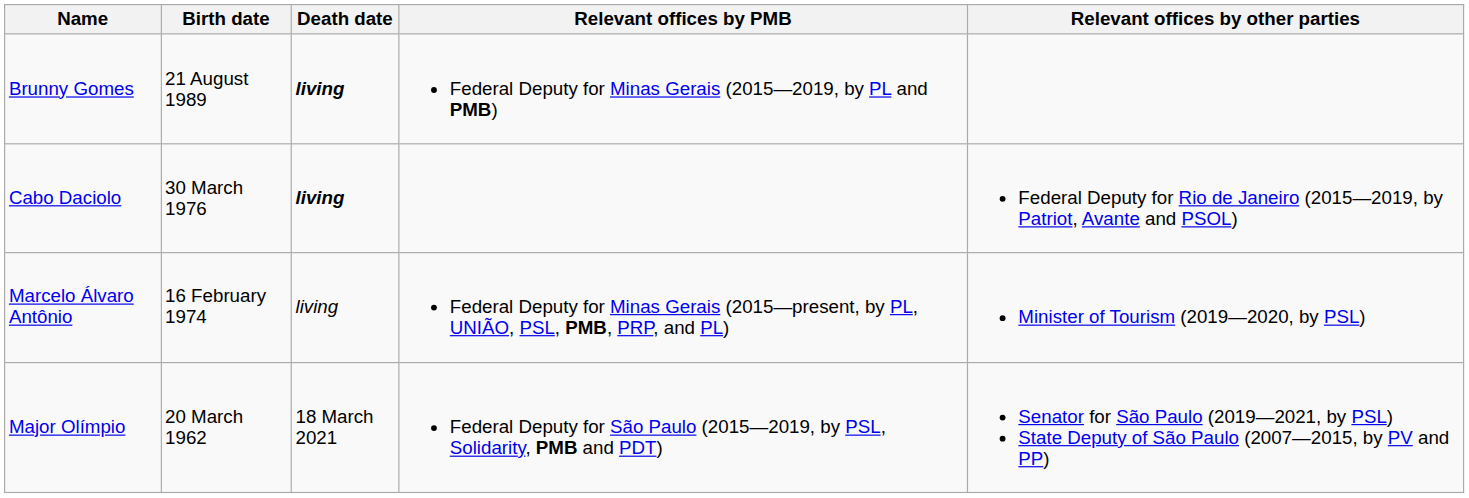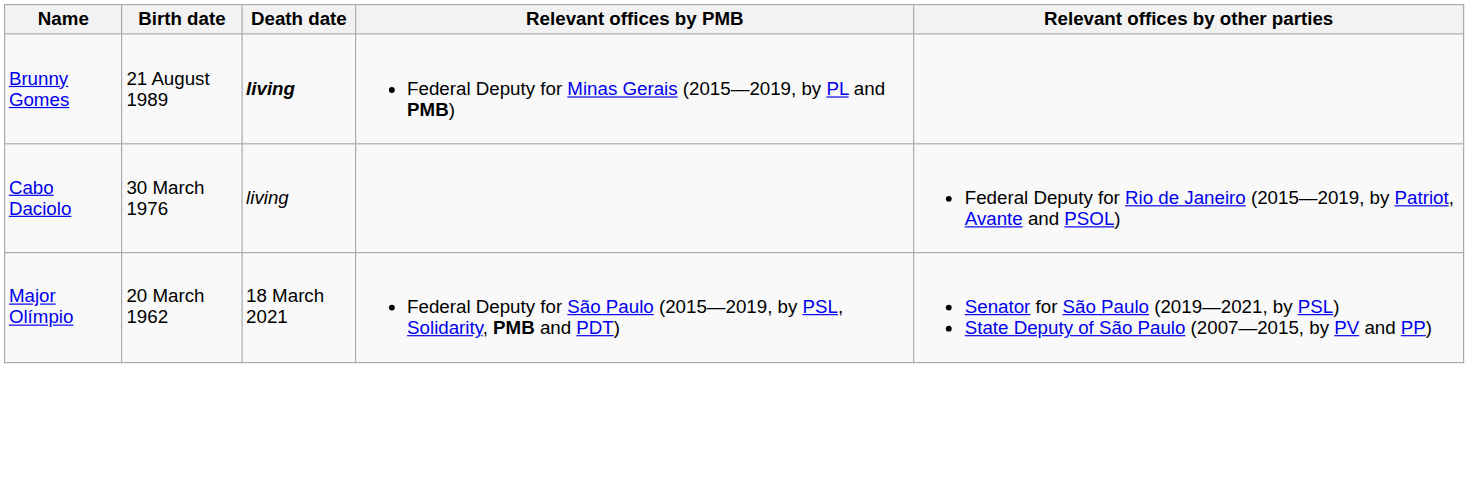(320, 198) bold -> (267, 198) normal
- row: (71, 307)
